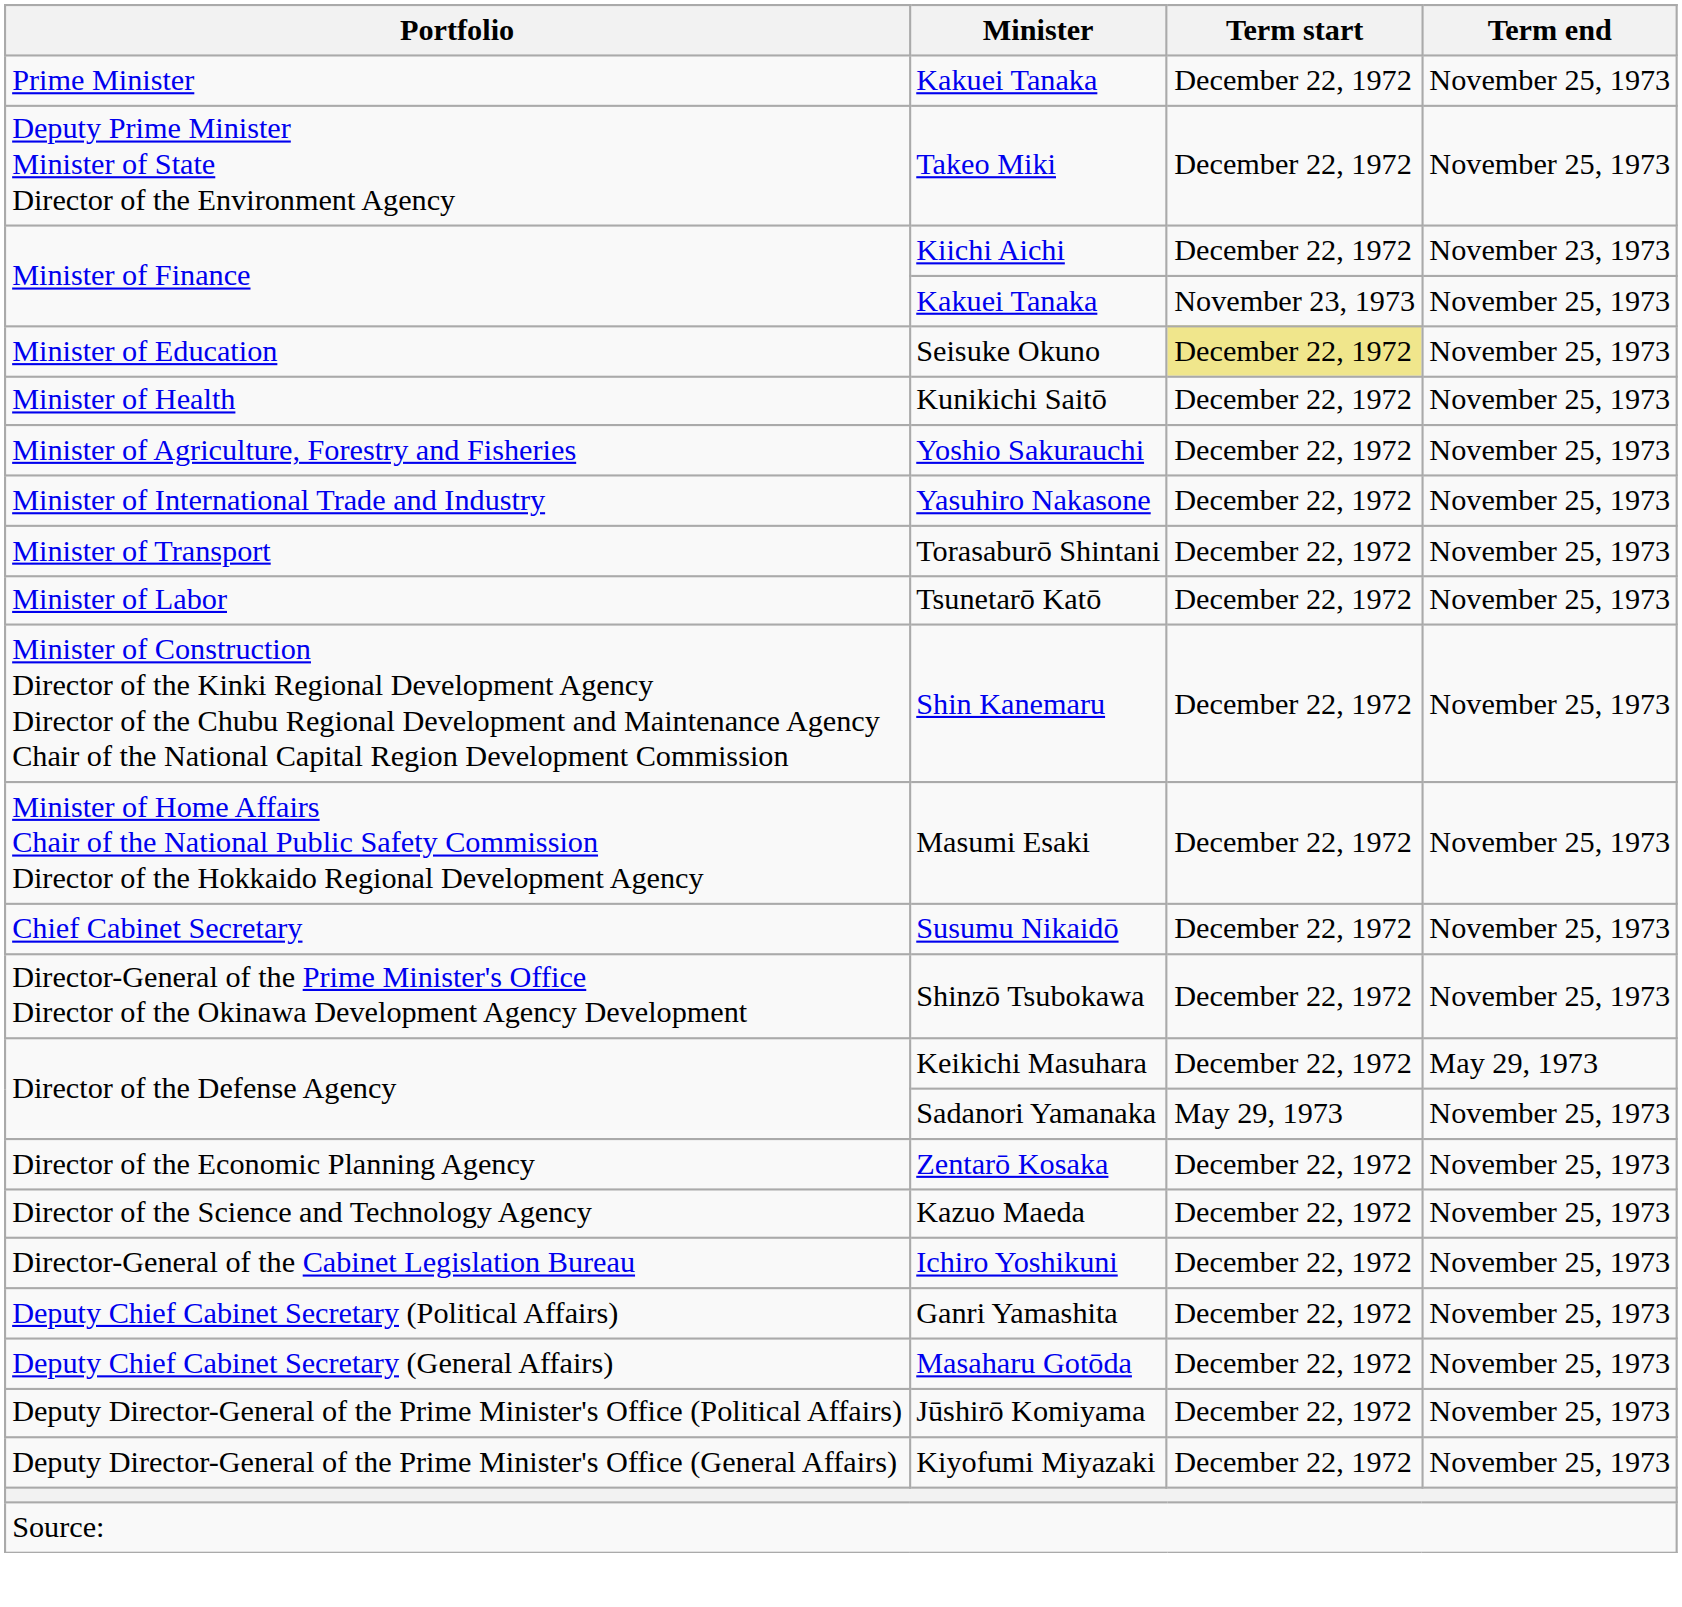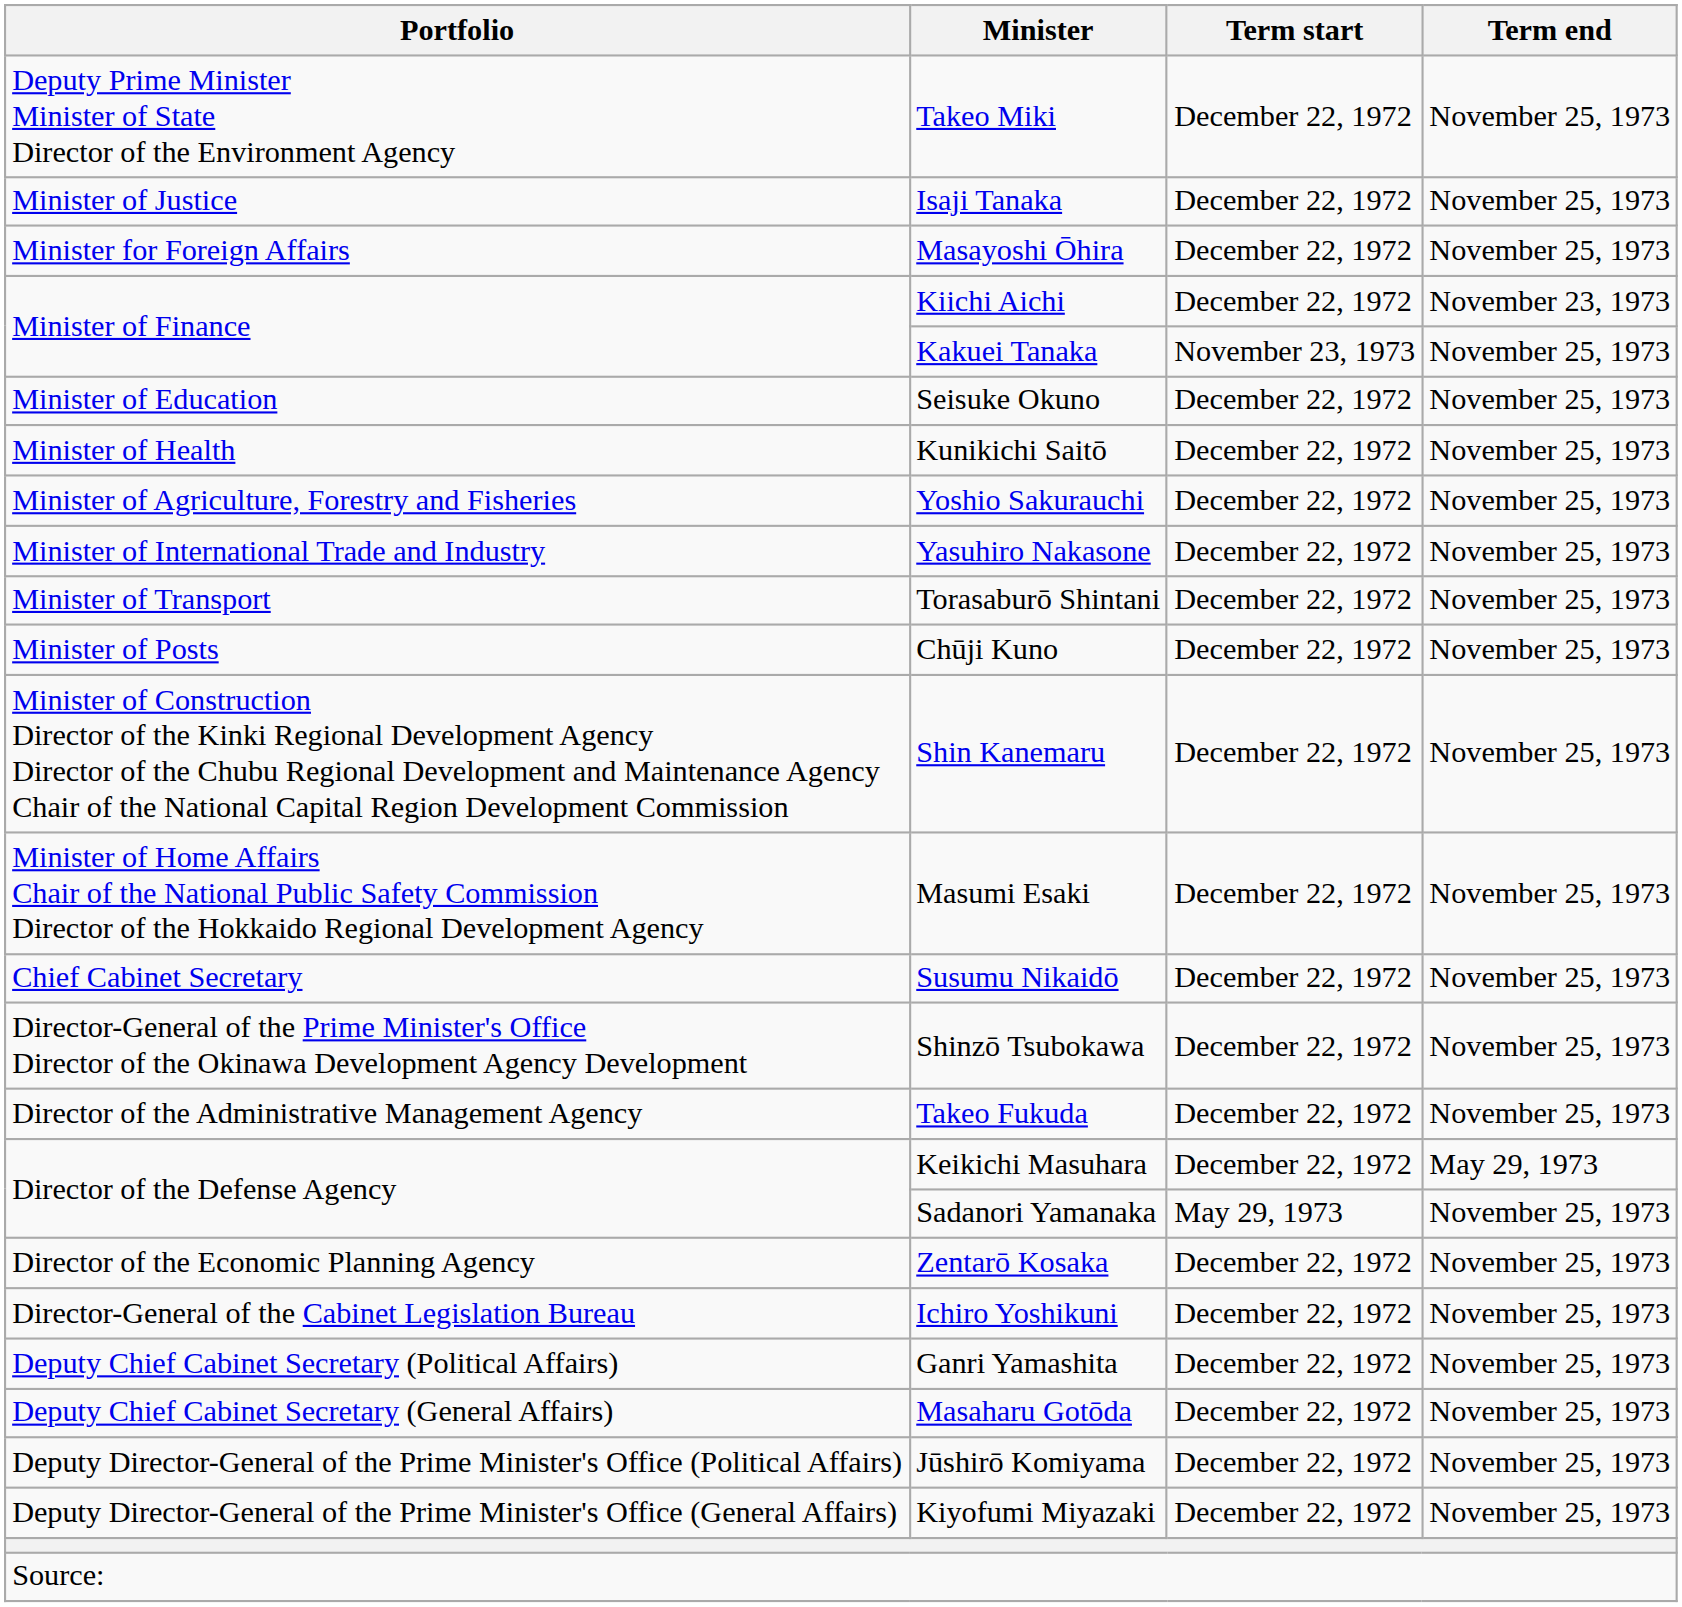- row: (103, 79)
+ row: (125, 200)
+ row: (181, 250)
(1293, 350) khaki background -> (1293, 400) no background
+ row: (115, 649)
- row: (120, 599)
+ row: (327, 1113)
- row: (302, 1213)
